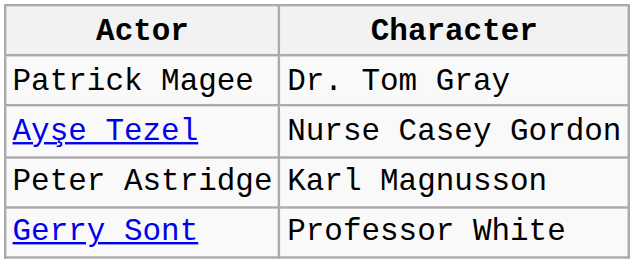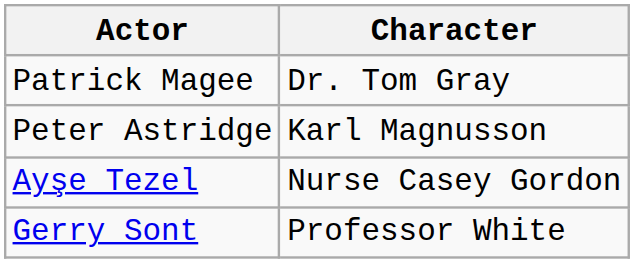rows swapped: (105, 131) <-> (143, 182)
